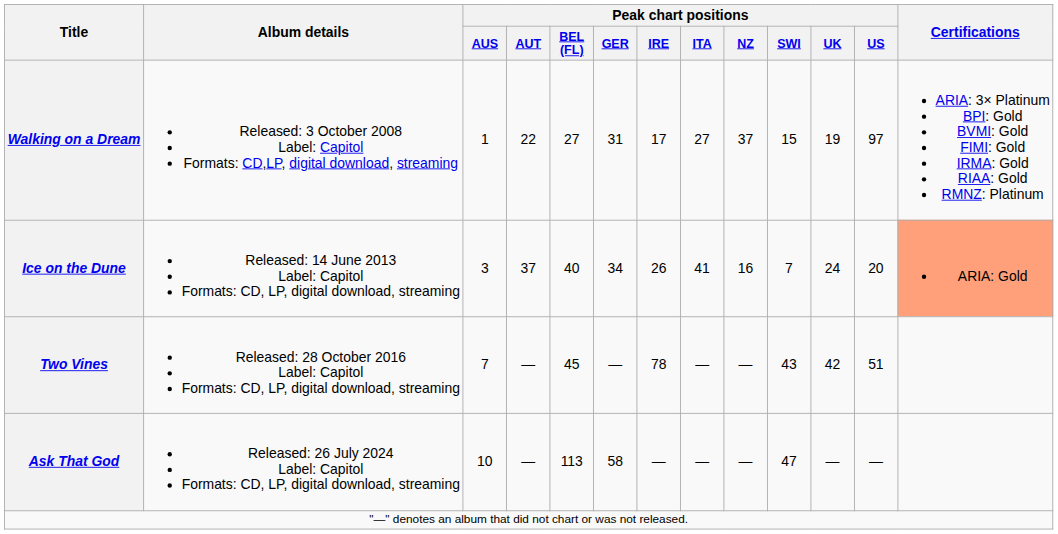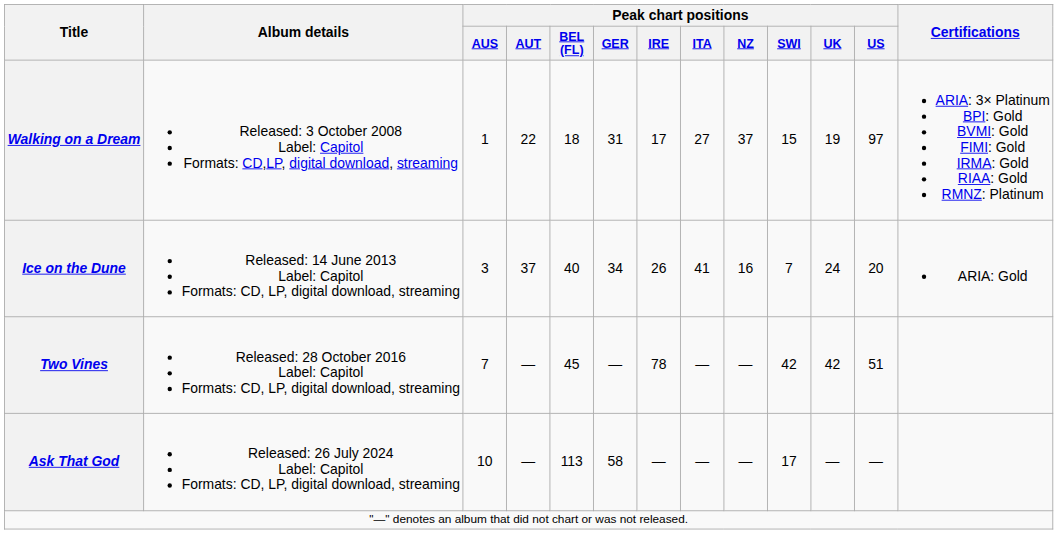(572, 140) 27 -> (572, 140) 18
(975, 276) lightsalmon background -> (975, 276) no background
(789, 365) 43 -> (789, 365) 42
(789, 462) 47 -> (789, 462) 17
